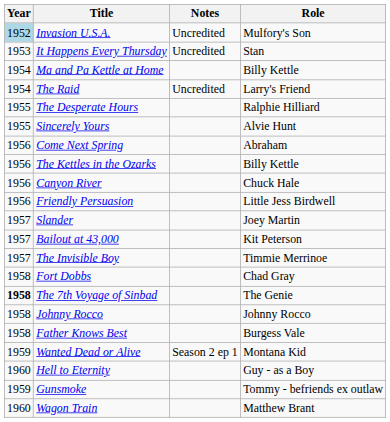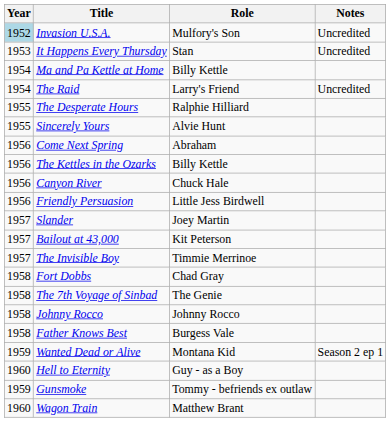columns swapped: (313, 13) <-> (205, 13)
(19, 295) bold -> (19, 295) normal
